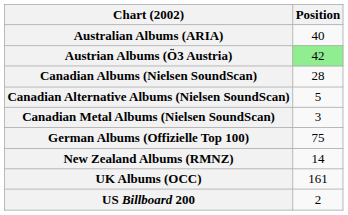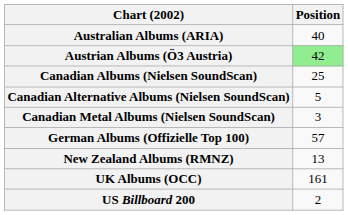(318, 76) 28 -> (318, 76) 25
(318, 138) 75 -> (318, 138) 57
(318, 158) 14 -> (318, 158) 13
